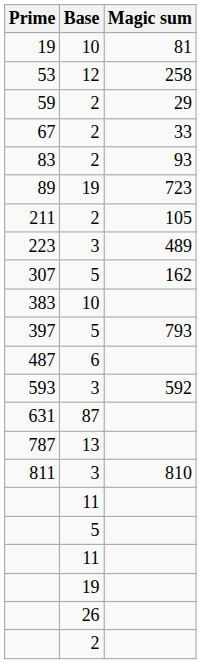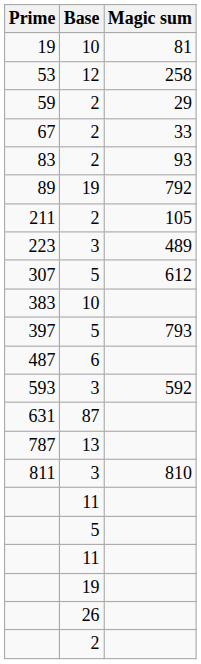(178, 189) 723 -> (178, 189) 792
(178, 274) 162 -> (178, 274) 612
